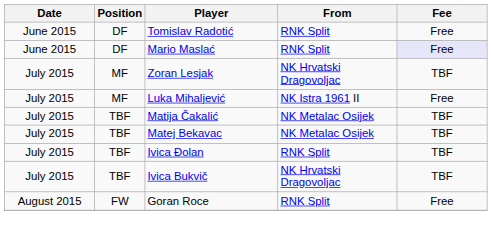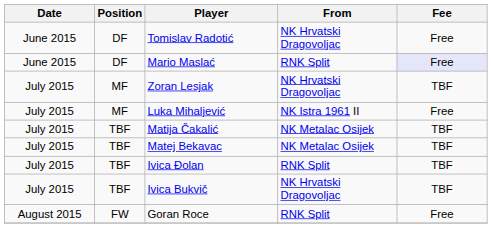(305, 31) RNK Split -> (310, 37) NK Hrvatski Dragovoljac
